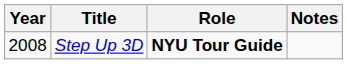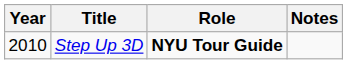(28, 46) 2008 -> (28, 46) 2010
